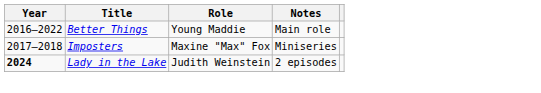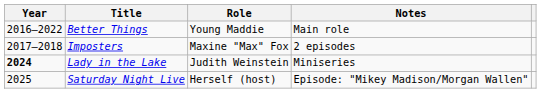(306, 46) Miniseries -> (325, 46) 2 episodes
(306, 63) 2 episodes -> (325, 63) Miniseries
+ row: (126, 80)
